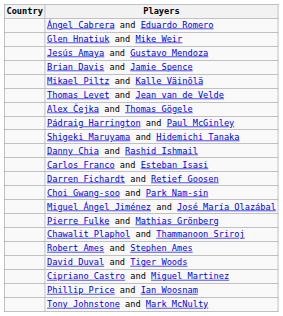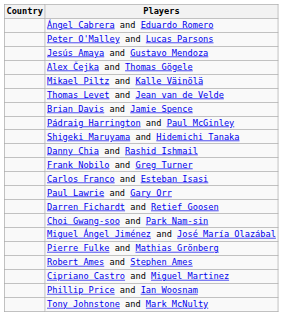+ row: (130, 40)
- row: (115, 40)
rows swapped: (120, 67) <-> (120, 109)
+ row: (120, 165)
+ row: (109, 193)
- row: (146, 235)
- row: (117, 263)
